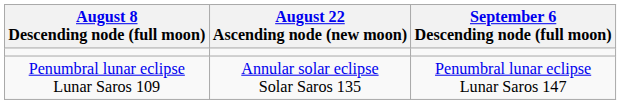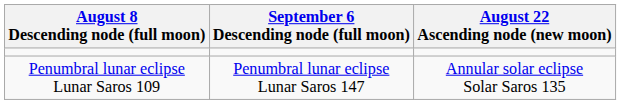columns swapped: (310, 26) <-> (513, 26)
